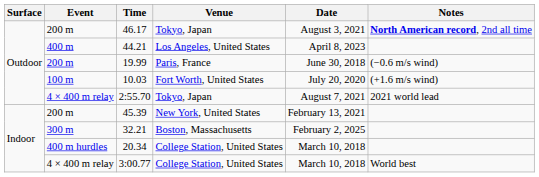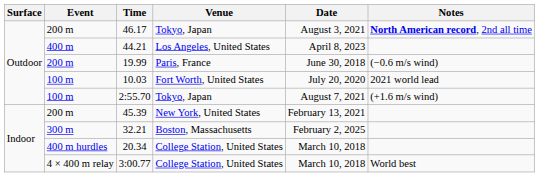(404, 79) (+1.6 m/s wind) -> (405, 79) 2021 world lead
(80, 96) 4 × 400 m relay -> (60, 96) 100 m
(405, 96) 2021 world lead -> (404, 96) (+1.6 m/s wind)
